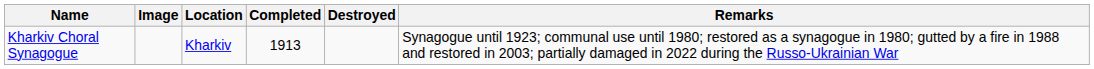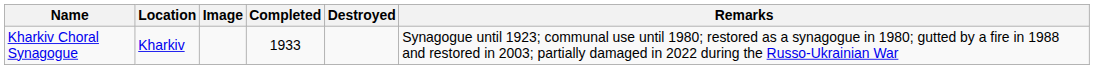columns swapped: (214, 15) <-> (158, 15)
(285, 45) 1913 -> (285, 45) 1933
